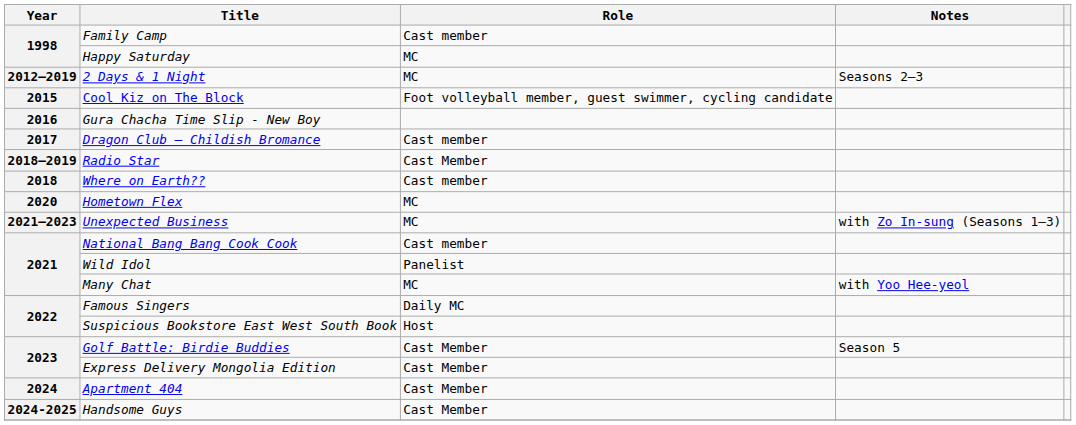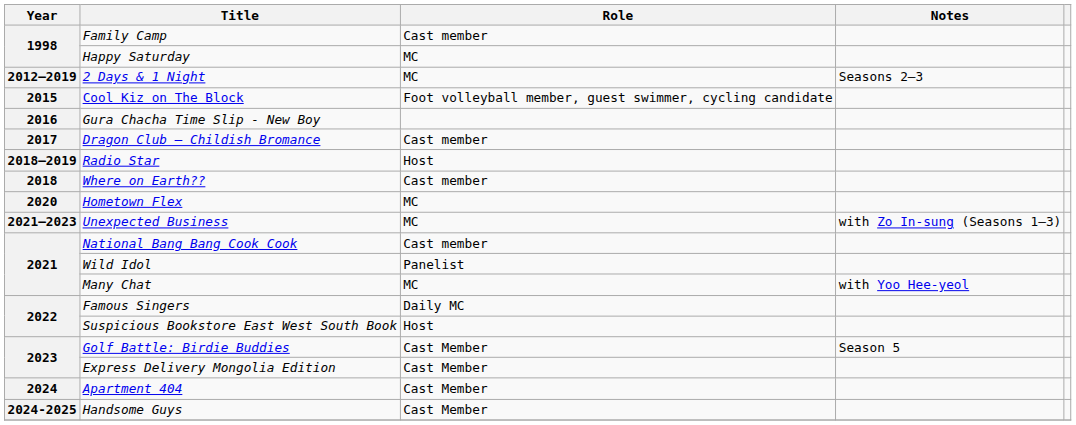(445, 160) Cast Member -> (419, 160) Host
